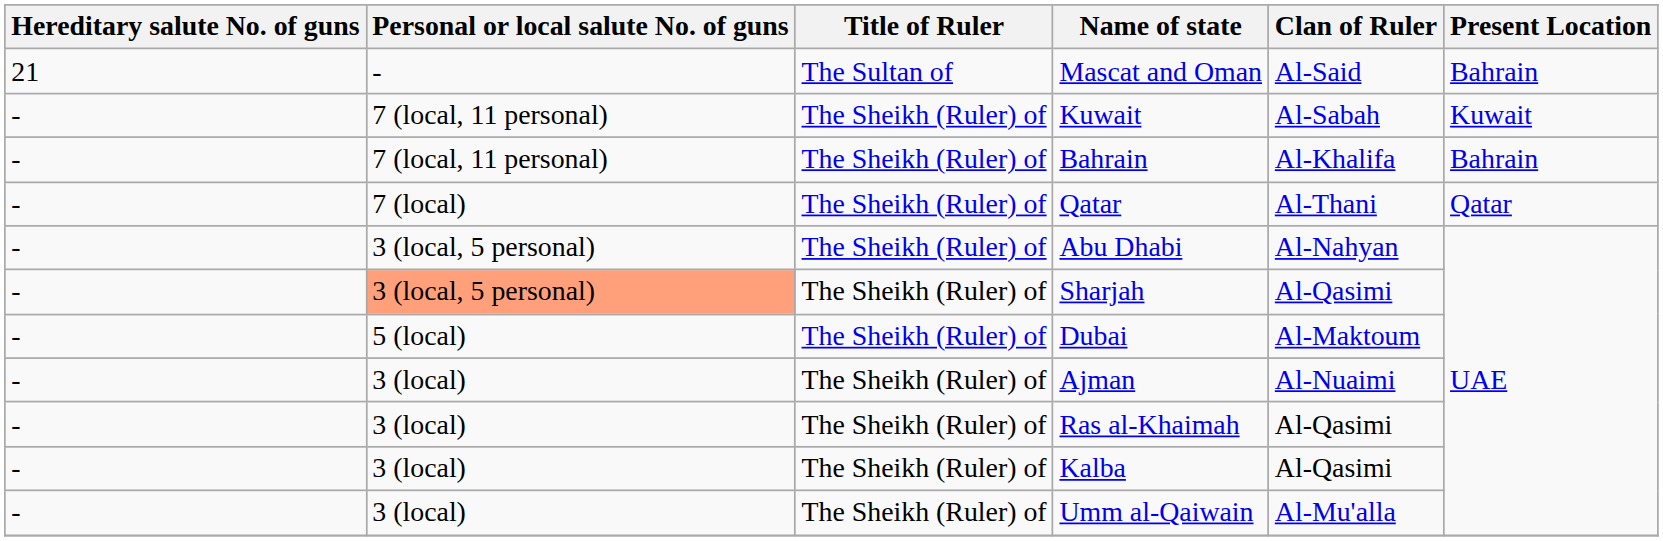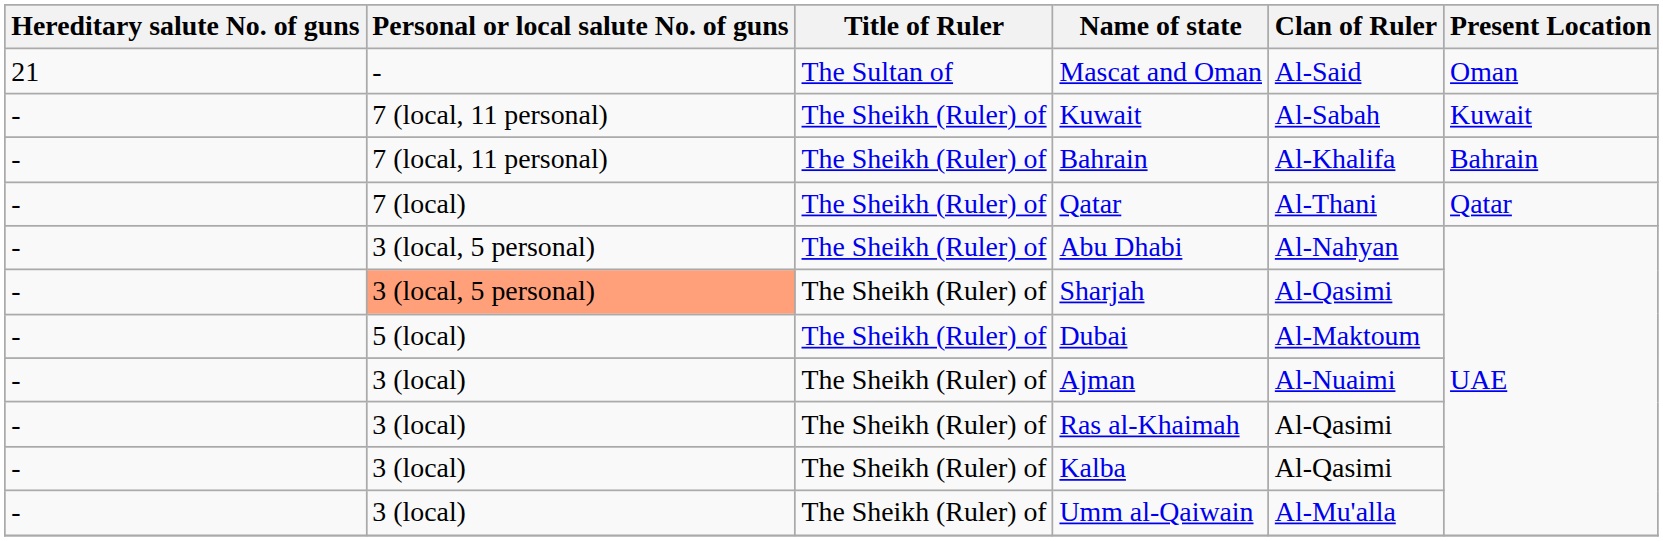(1494, 70) Bahrain -> (1484, 70) Oman
